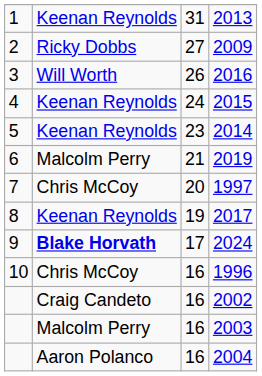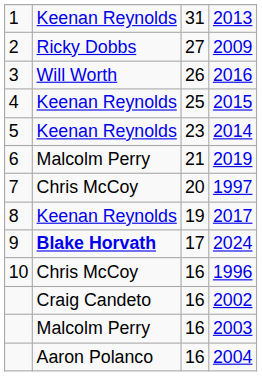(195, 103) 24 -> (195, 103) 25
